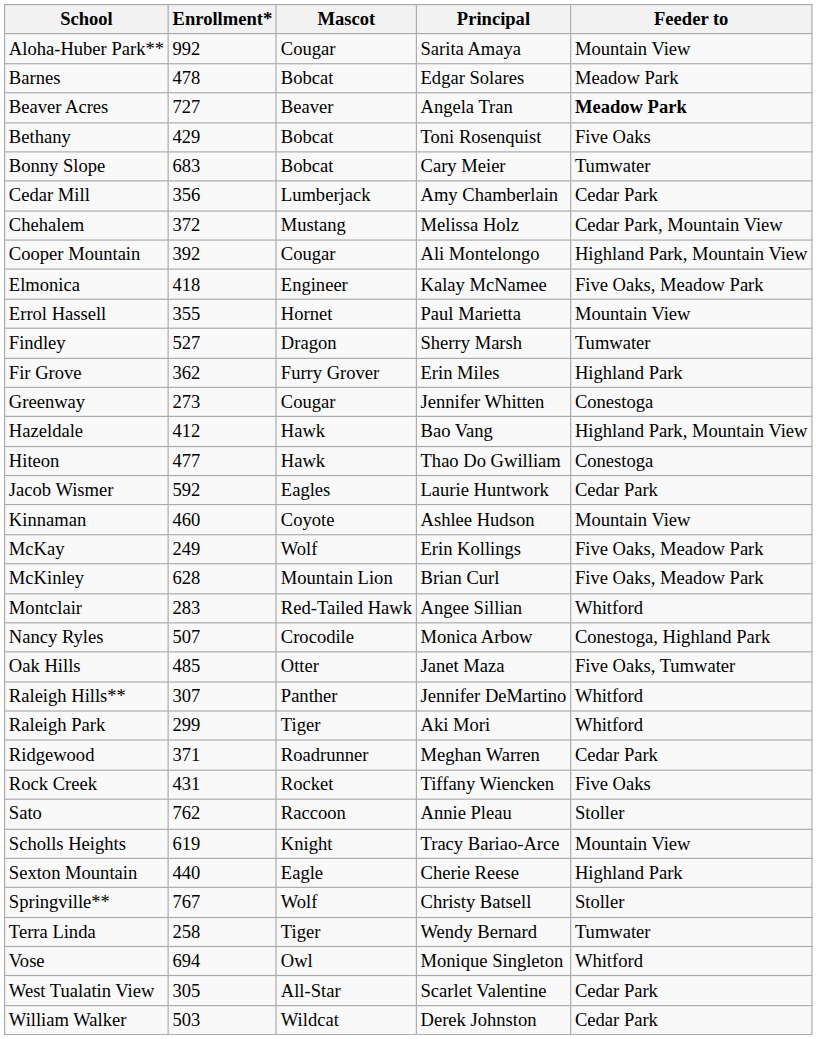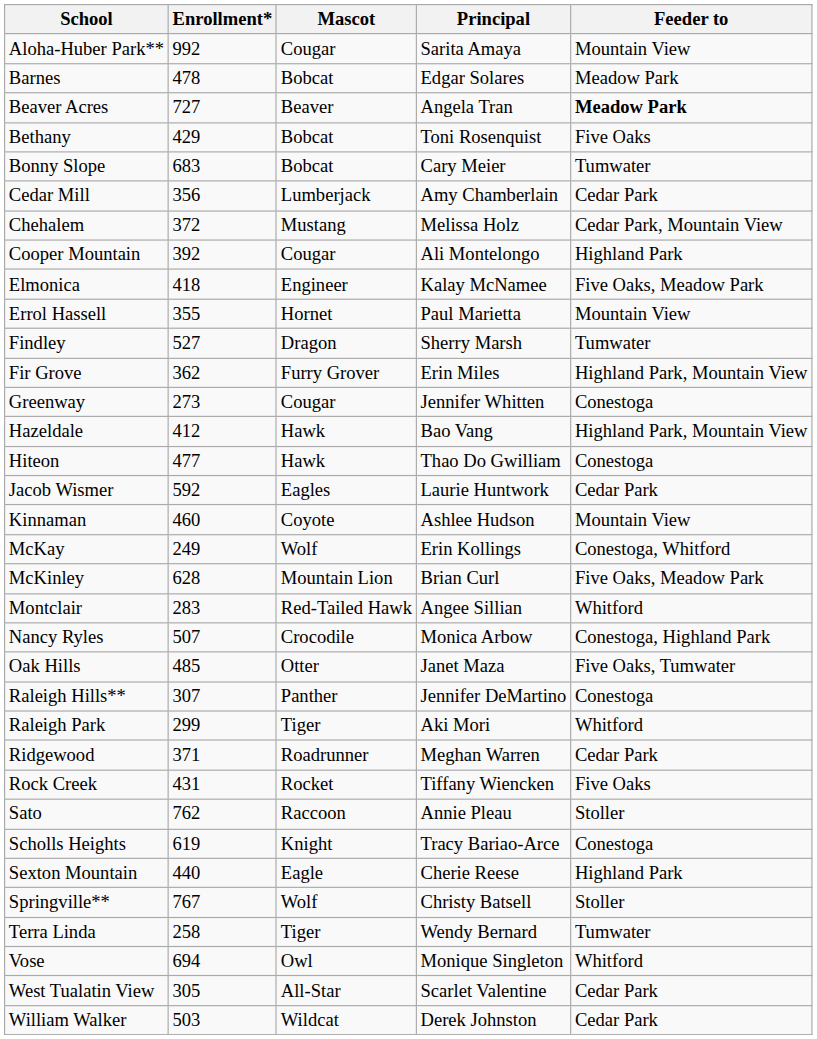(691, 254) Highland Park, Mountain View -> (629, 254) Highland Park
(629, 372) Highland Park -> (691, 372) Highland Park, Mountain View
(669, 549) Five Oaks, Meadow Park -> (653, 549) Conestoga, Whitford
(609, 696) Whitford -> (614, 696) Conestoga
(633, 843) Mountain View -> (614, 843) Conestoga
